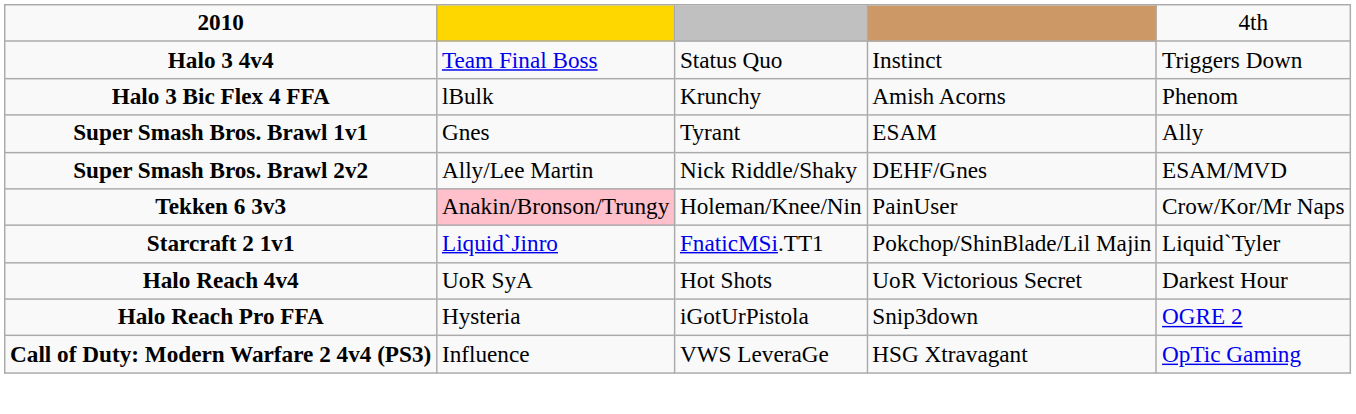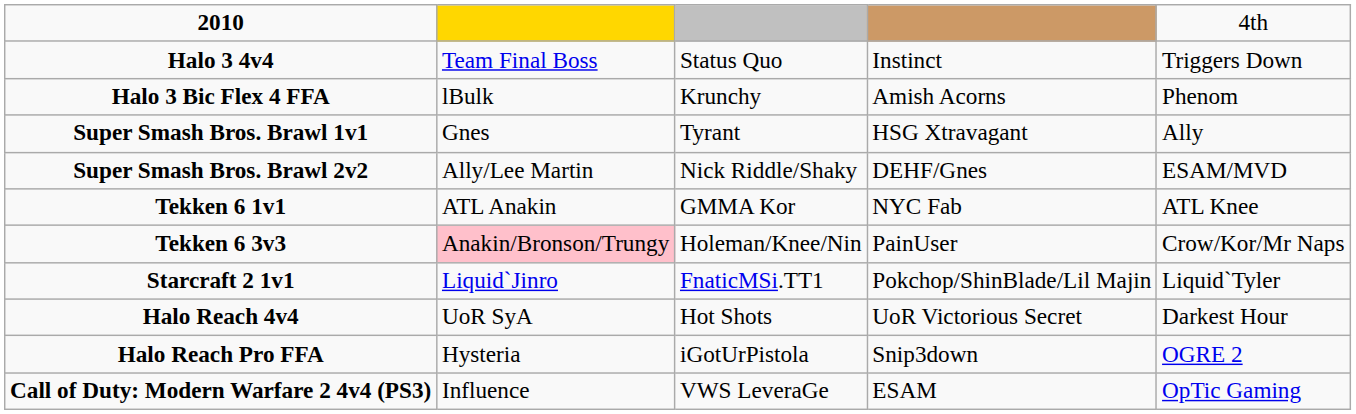(905, 133) ESAM -> (950, 133) HSG Xtravagant
+ row: (221, 206)
(950, 354) HSG Xtravagant -> (905, 390) ESAM
